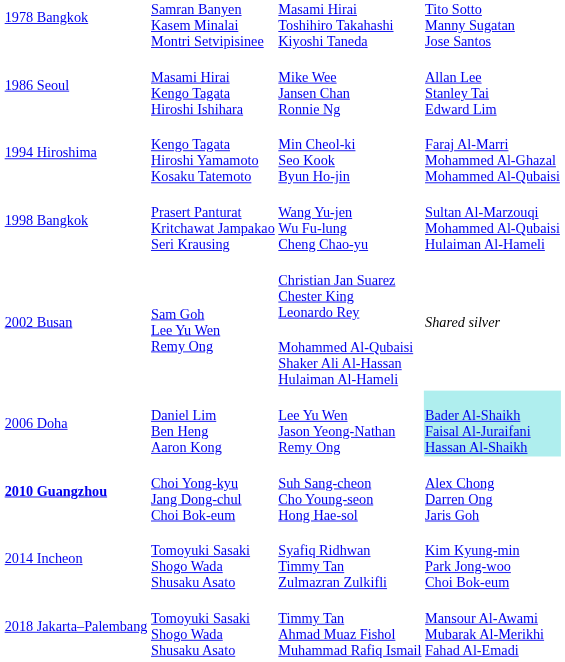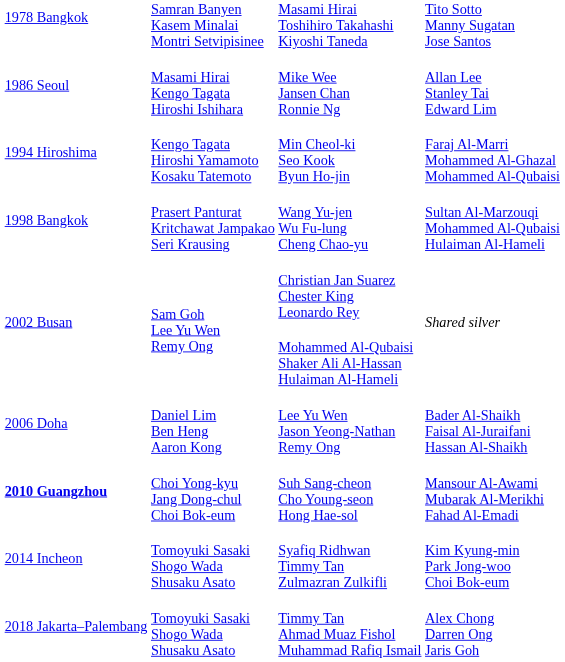(478, 431) paleturquoise background -> (478, 431) no background
(460, 499) Alex Chong Darren Ong Jaris Goh -> (485, 499) Mansour Al-Awami Mubarak Al-Merikhi Fahad Al-Emadi
(485, 634) Mansour Al-Awami Mubarak Al-Merikhi Fahad Al-Emadi -> (460, 634) Alex Chong Darren Ong Jaris Goh
